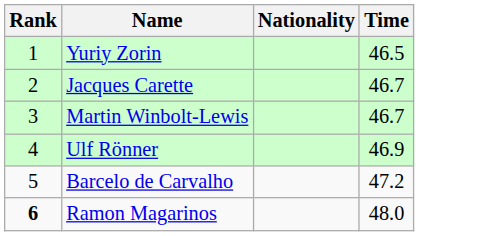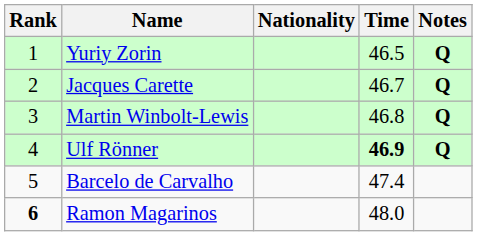+ column: (443, 20)
(387, 117) 46.7 -> (387, 117) 46.8
(387, 149) normal -> (387, 149) bold
(387, 181) 47.2 -> (387, 181) 47.4
